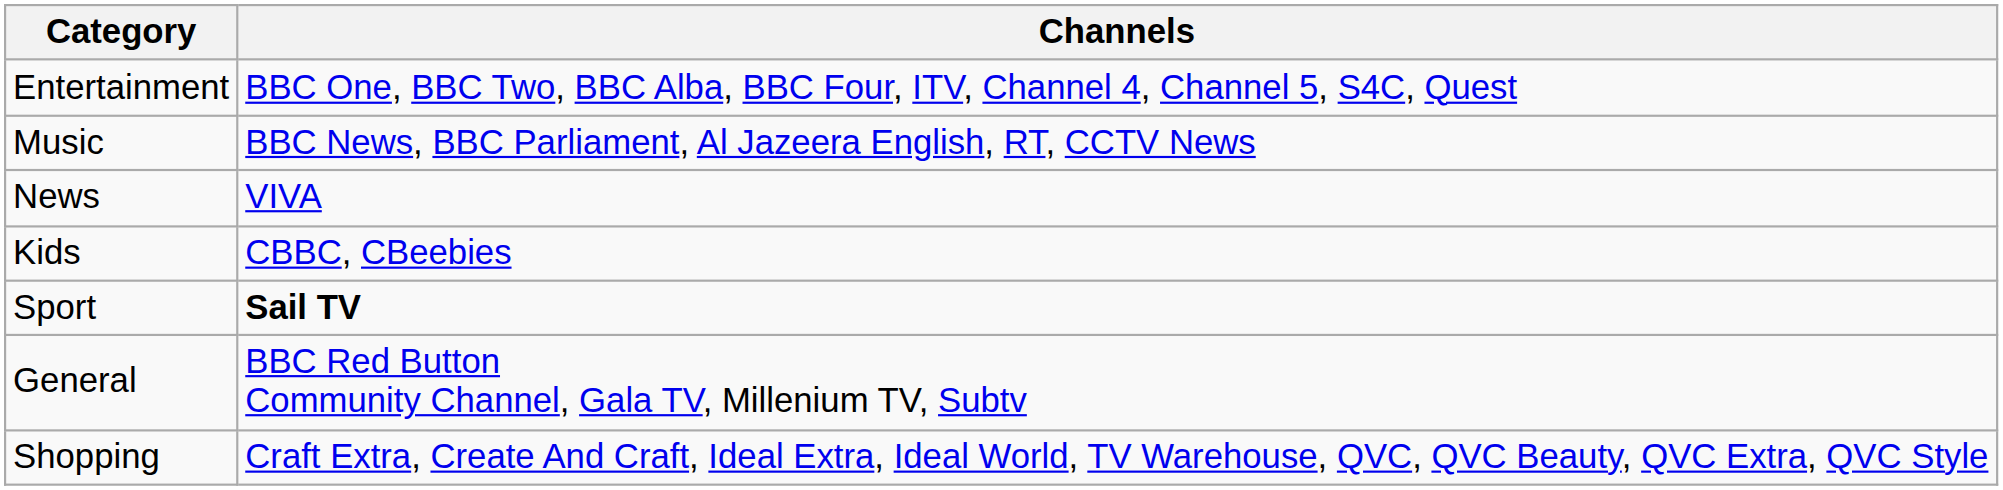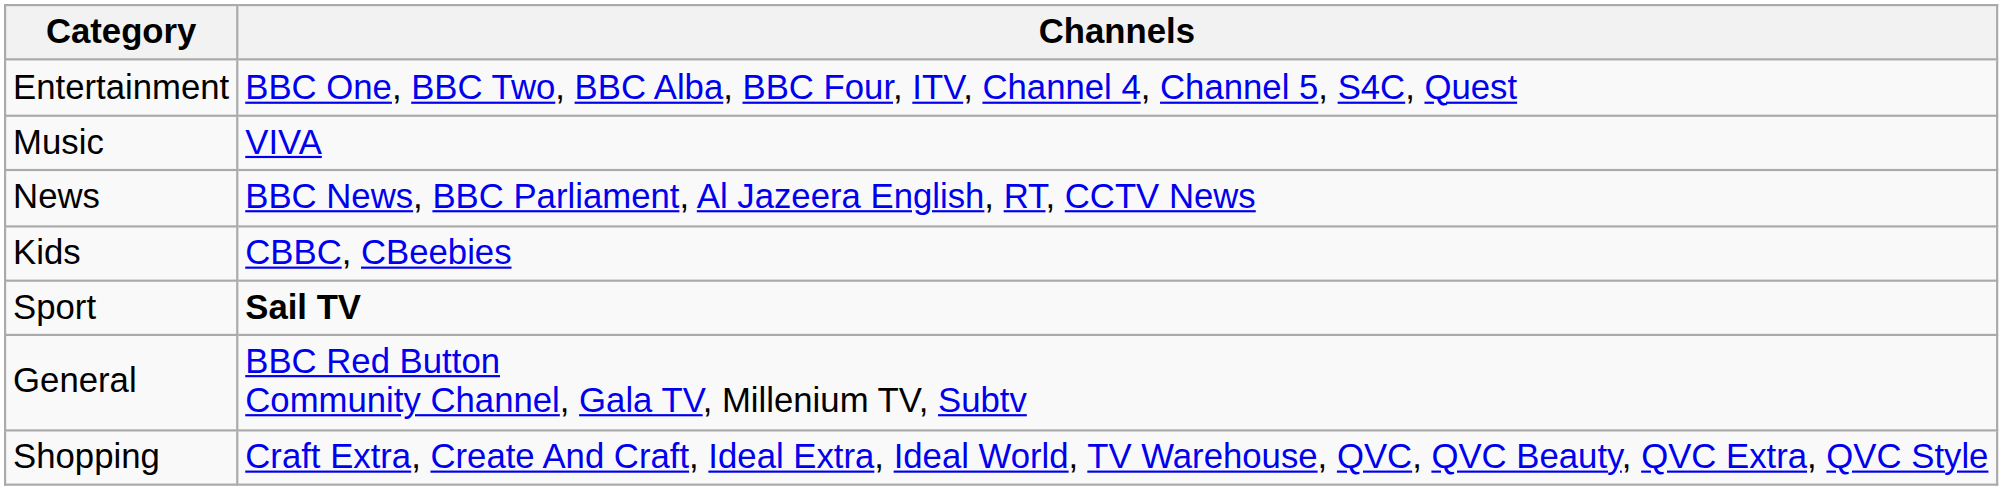(750, 142) BBC News, BBC Parliament, Al Jazeera English, RT, CCTV News -> (284, 142) VIVA
(284, 197) VIVA -> (750, 197) BBC News, BBC Parliament, Al Jazeera English, RT, CCTV News
